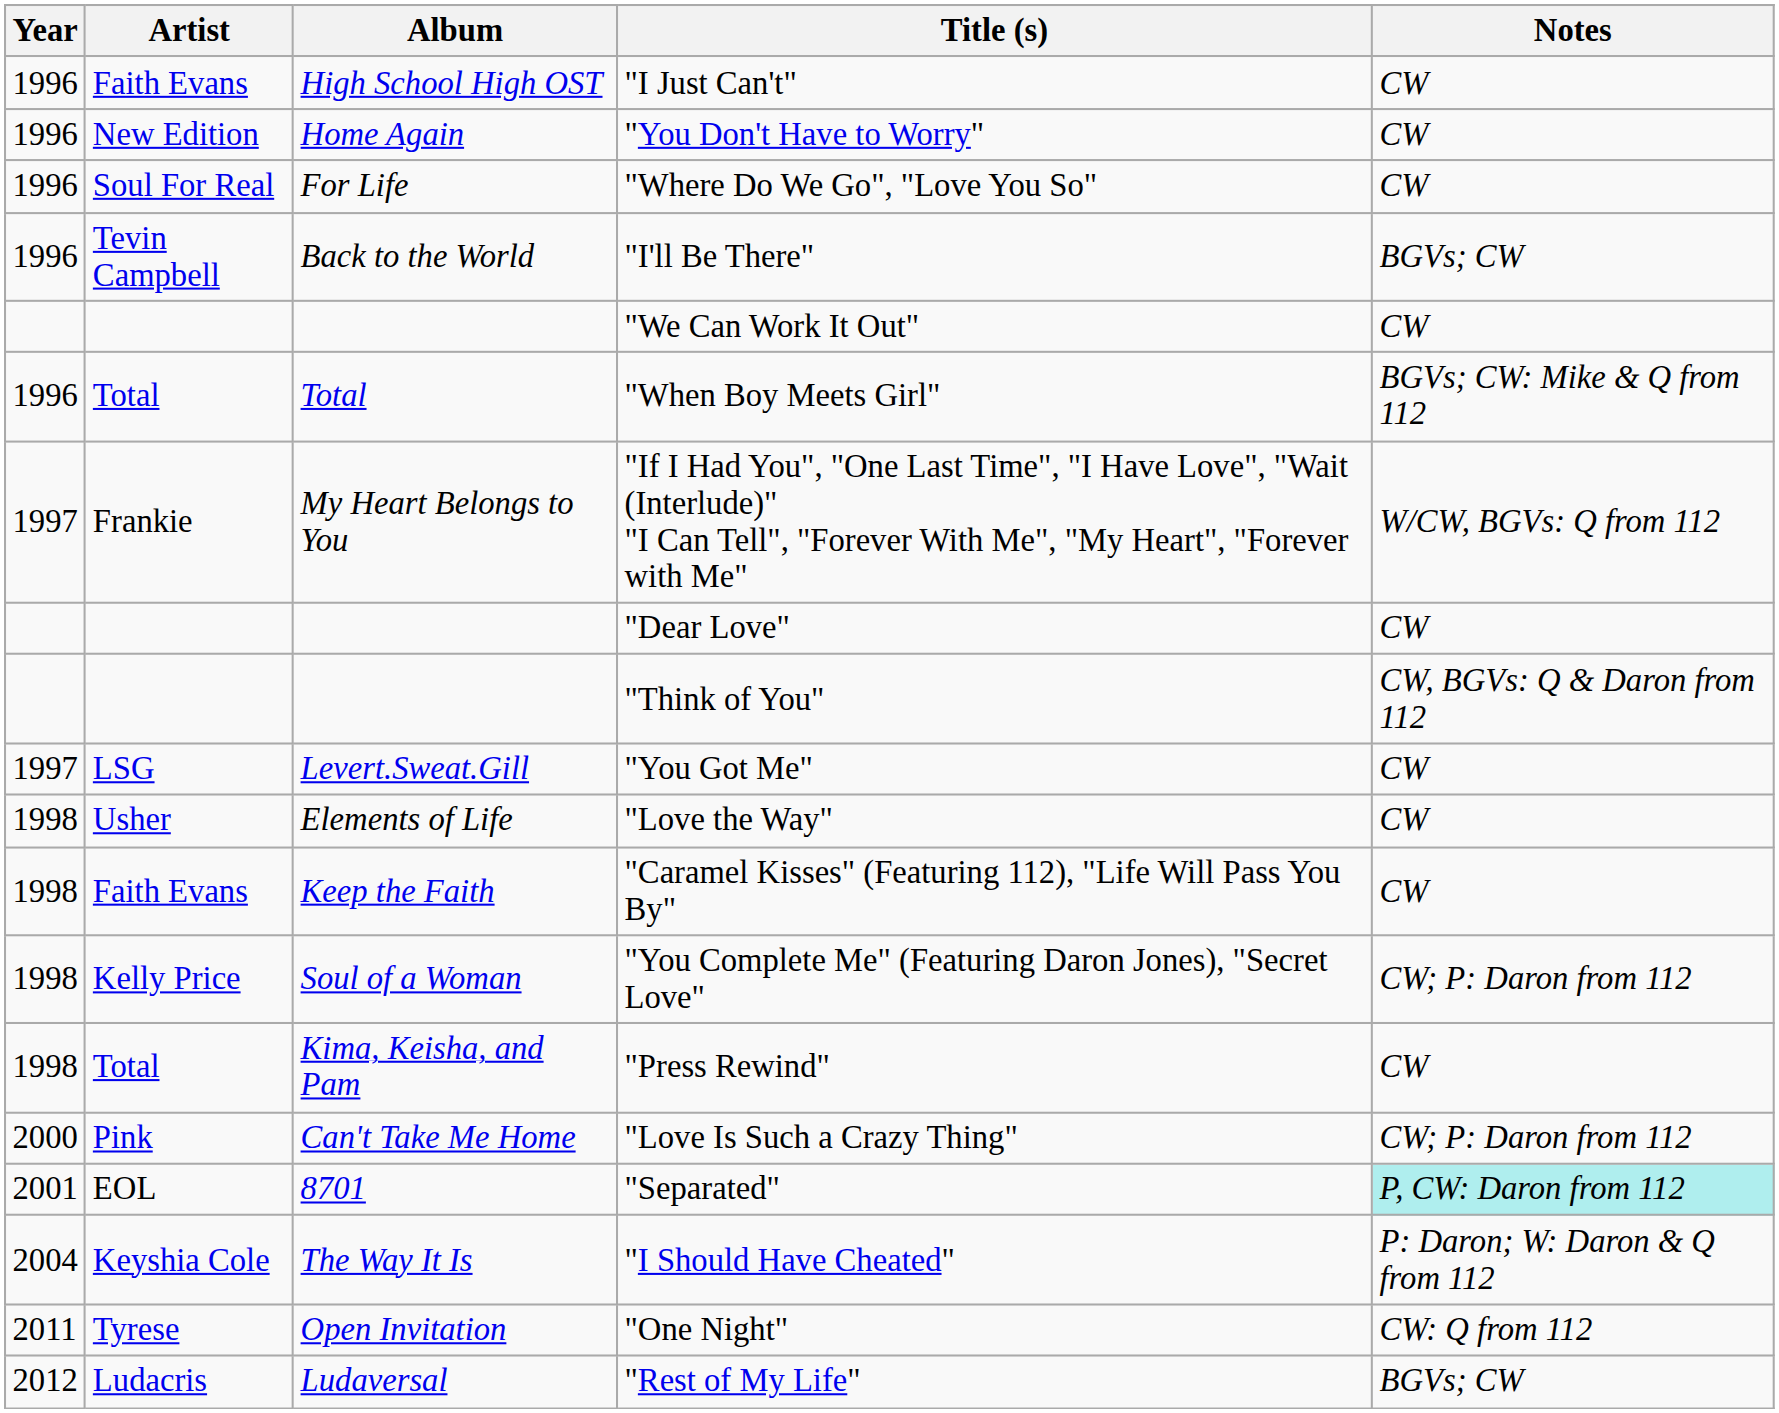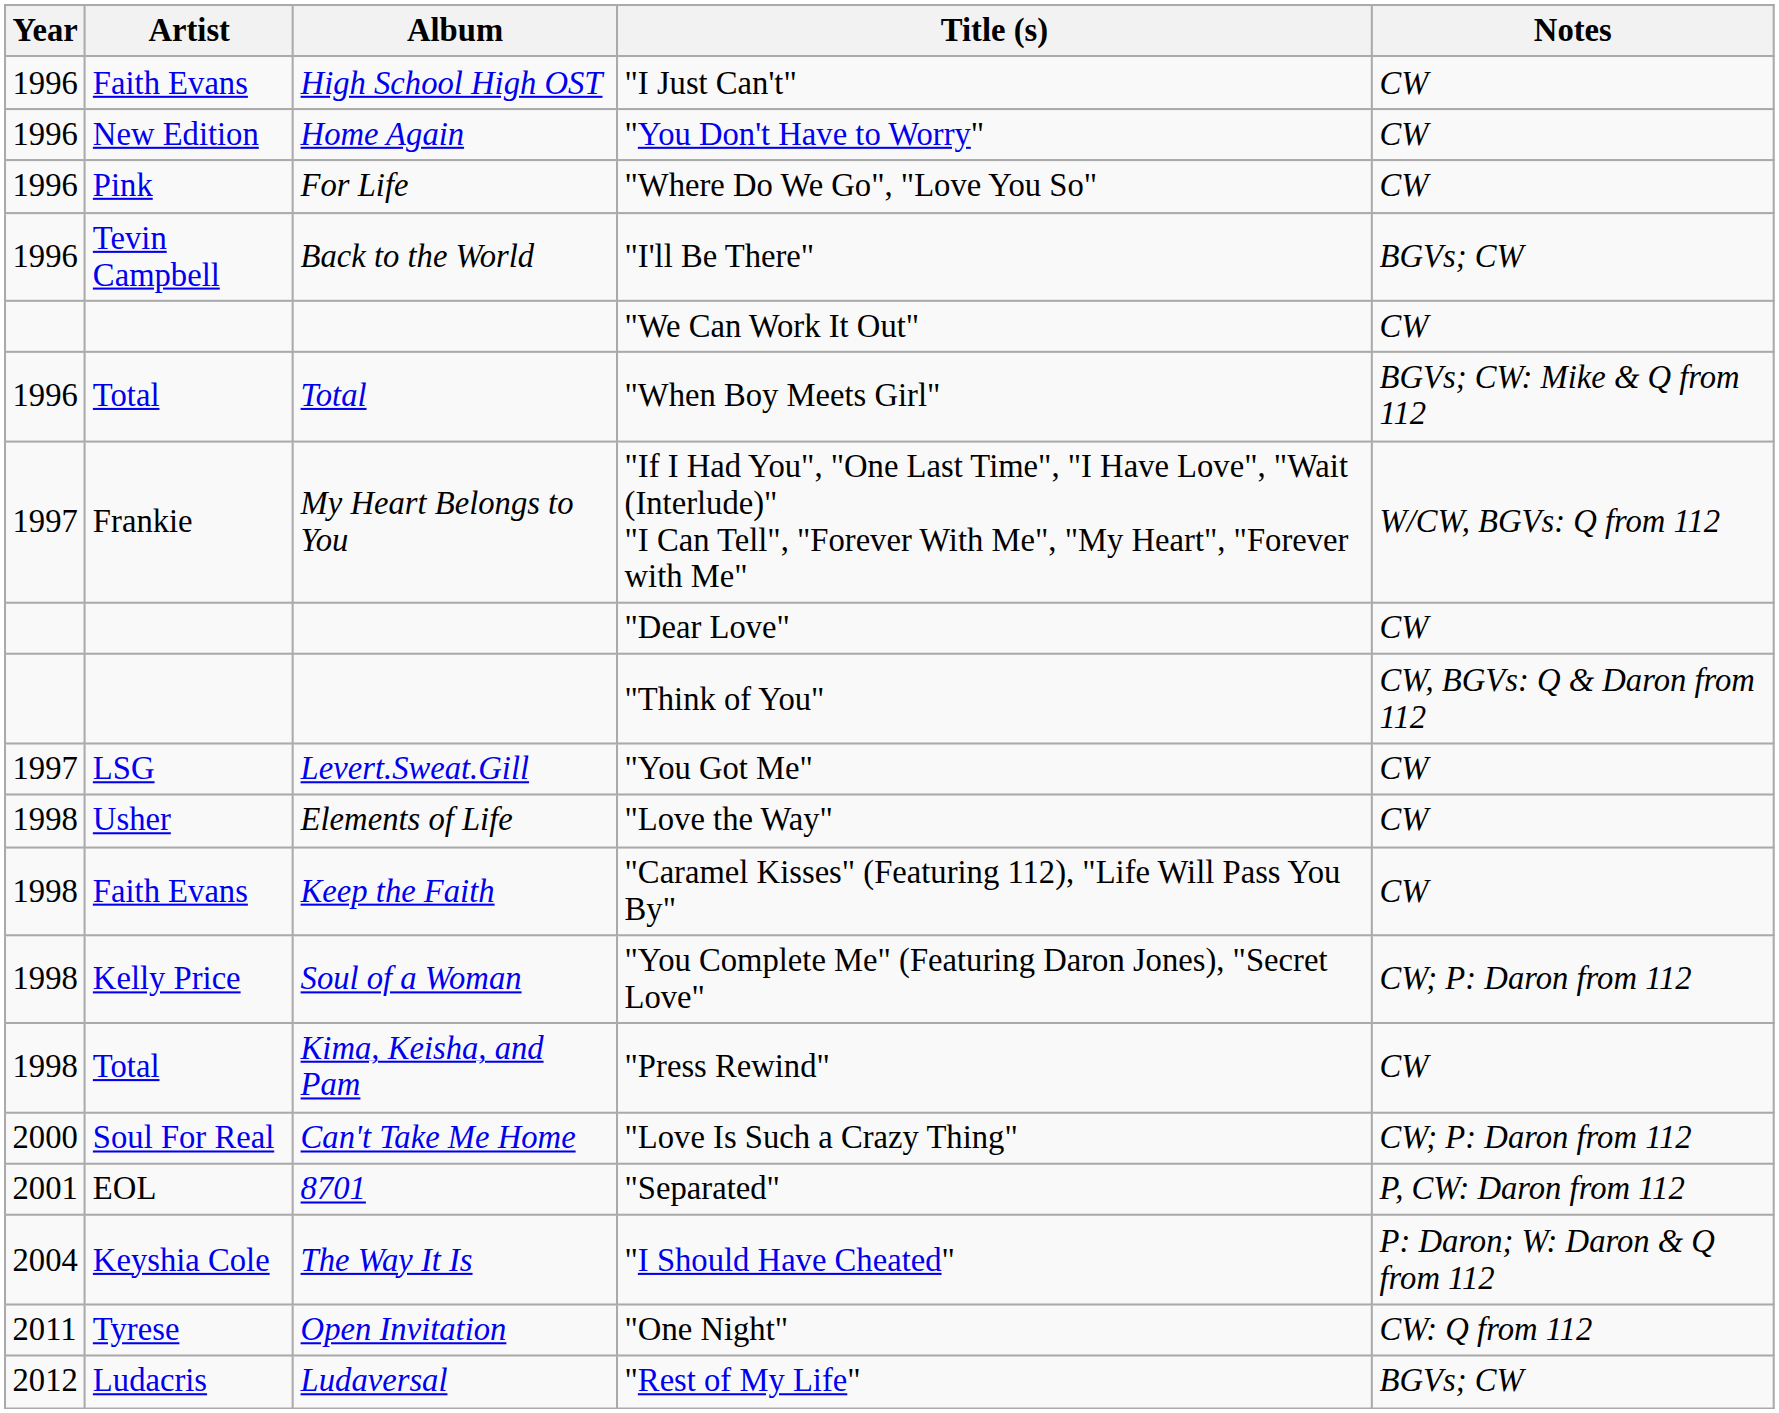(184, 185) Soul For Real -> (123, 185) Pink
(123, 1137) Pink -> (184, 1137) Soul For Real
(1532, 1189) paleturquoise background -> (1532, 1189) no background
